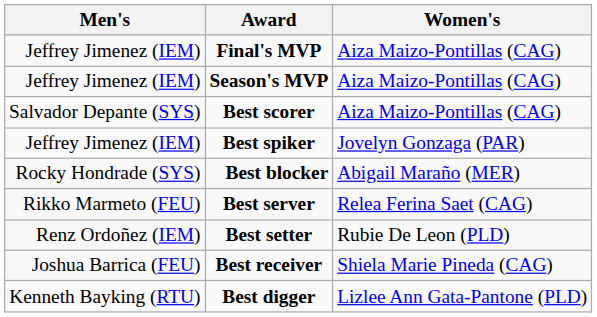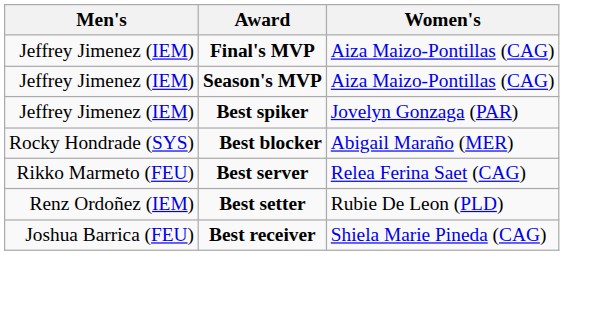- row: (269, 111)
- row: (269, 296)
